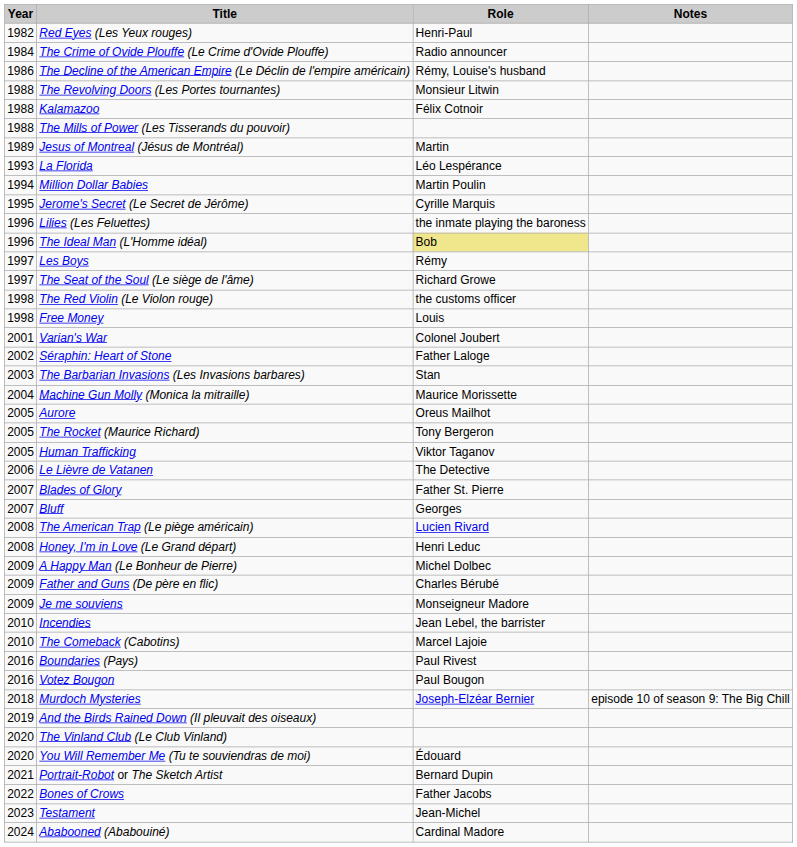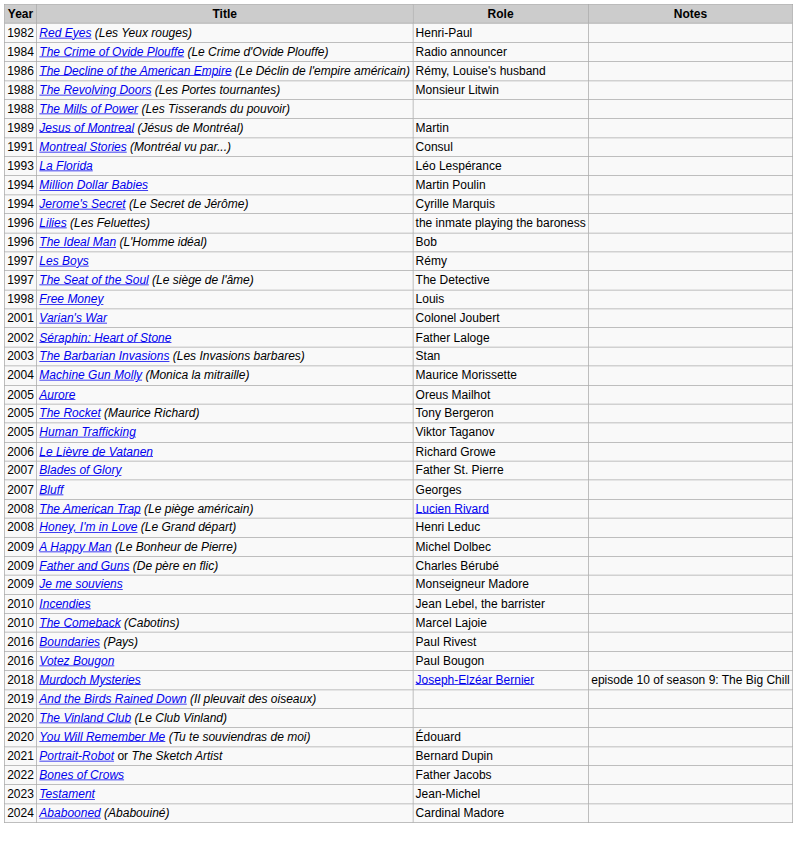- row: (69, 109)
+ row: (135, 147)
(20, 204) 1995 -> (20, 204) 1994
(426, 242) khaki background -> (426, 242) no background
(456, 280) Richard Growe -> (453, 280) The Detective
- row: (126, 299)
(453, 470) The Detective -> (456, 451) Richard Growe
